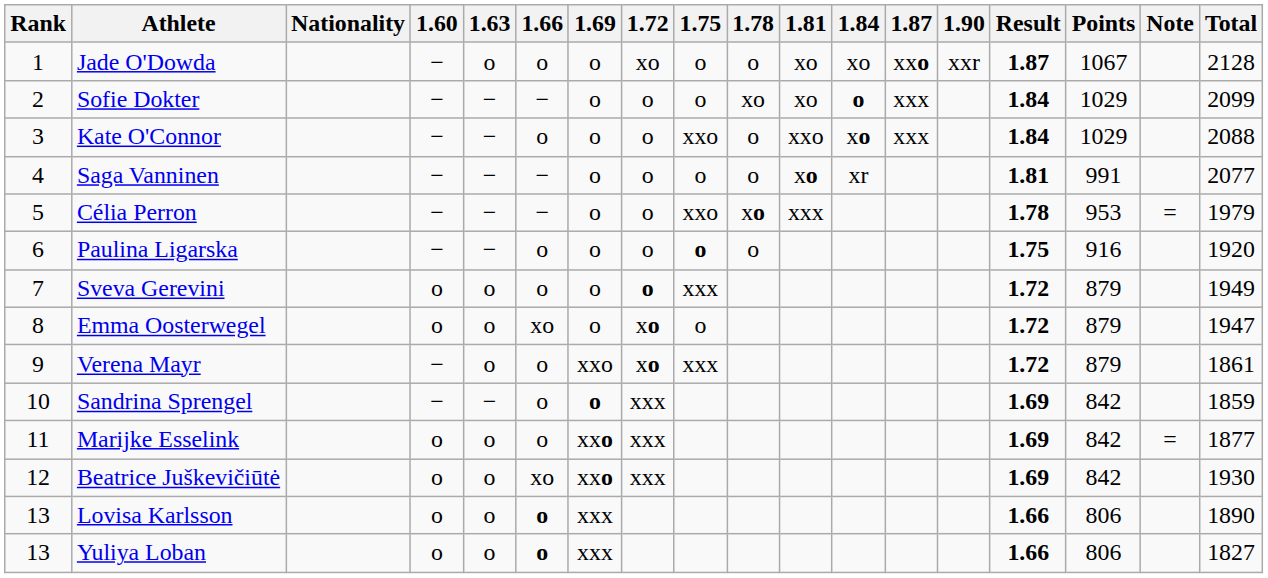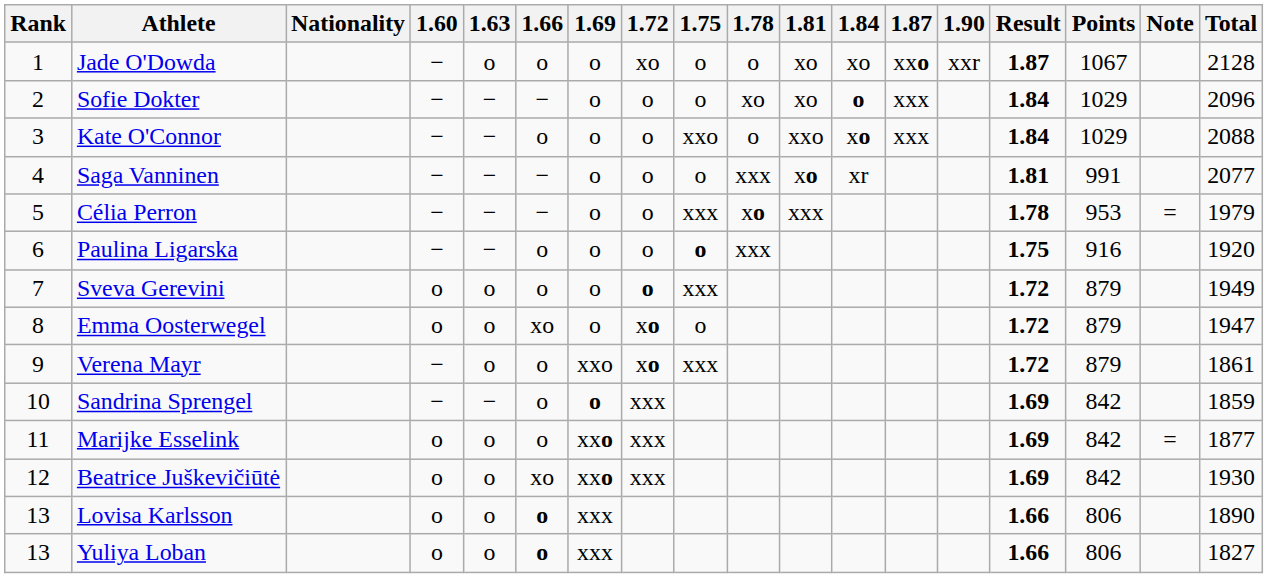(1231, 99) 2099 -> (1231, 99) 2096
(753, 174) o -> (753, 174) xxx
(700, 212) xxo -> (700, 212) xxx
(753, 250) o -> (753, 250) xxx
